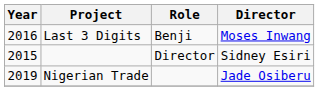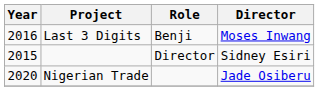(22, 76) 2019 -> (22, 76) 2020
